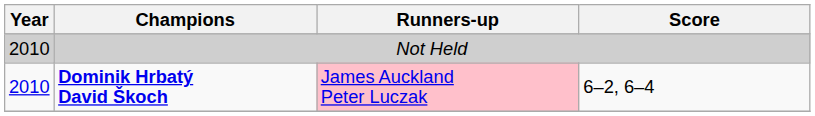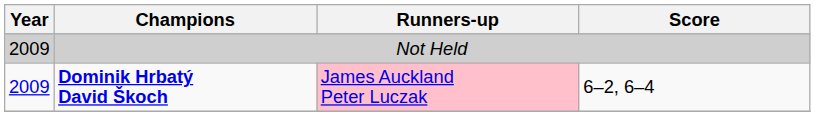(29, 48) 2010 -> (29, 48) 2009
(29, 87) 2010 -> (29, 87) 2009
